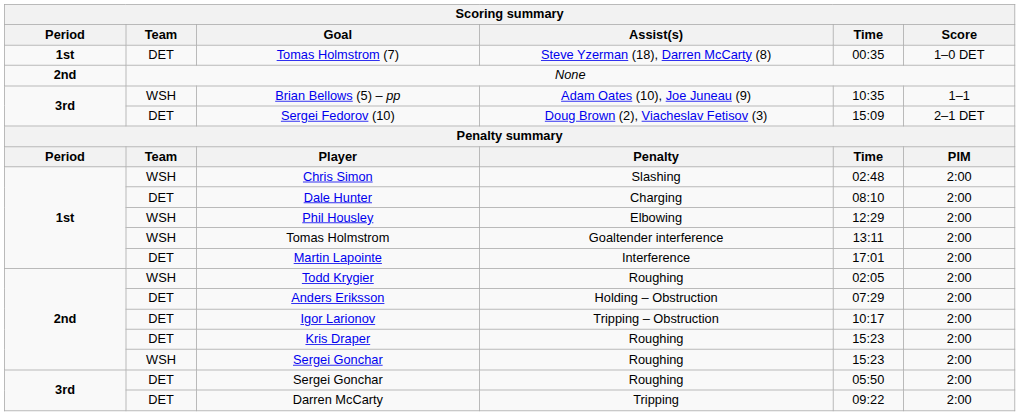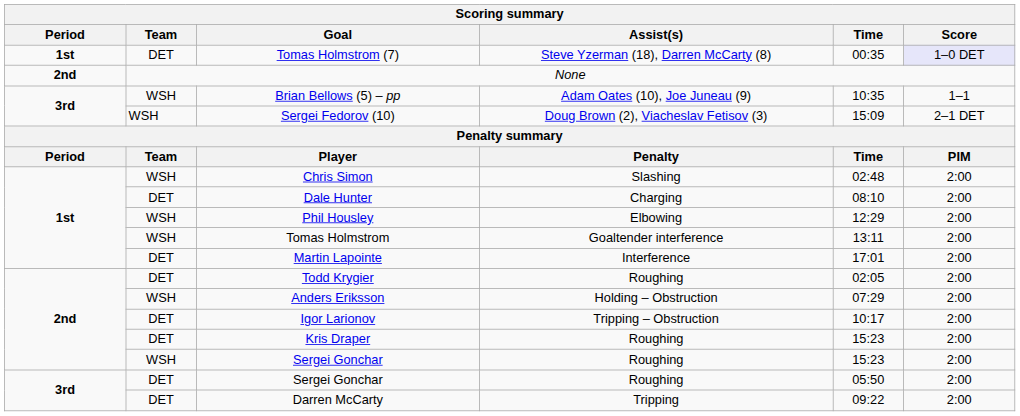(959, 55) no background -> (959, 55) lavender background
(161, 116) DET -> (144, 116) WSH
(161, 278) WSH -> (161, 278) DET
(161, 298) DET -> (161, 298) WSH
